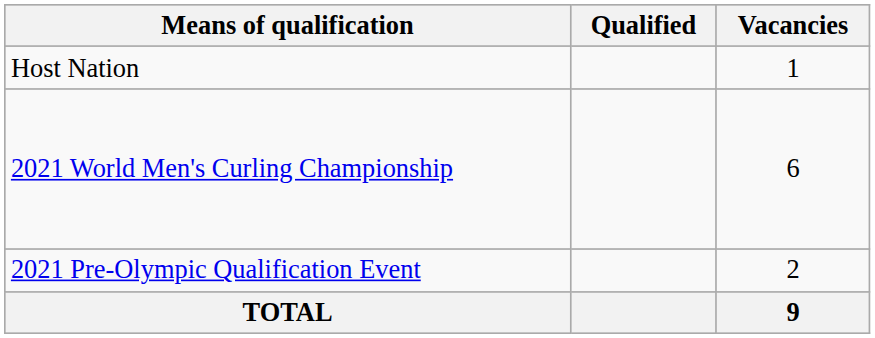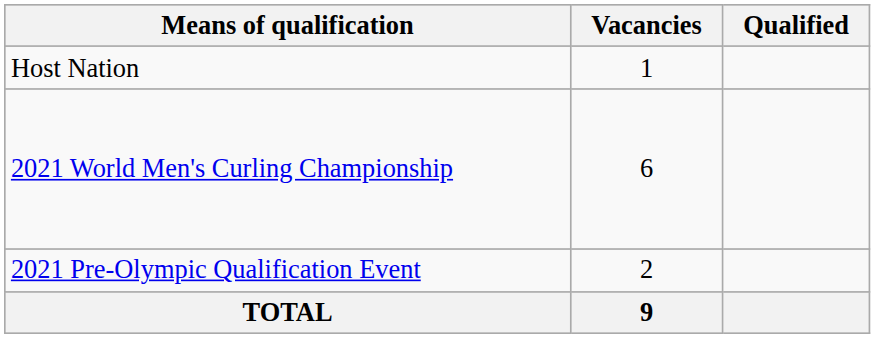columns swapped: (793, 25) <-> (643, 25)
